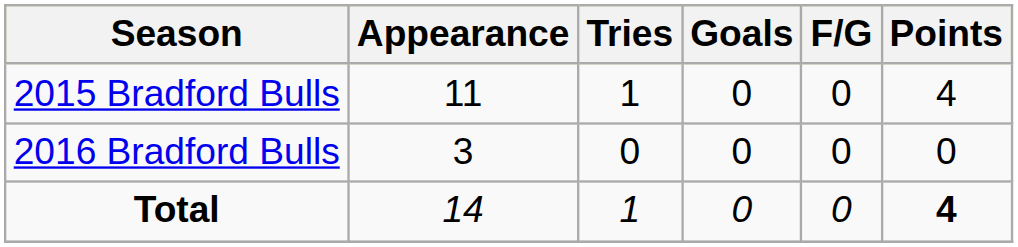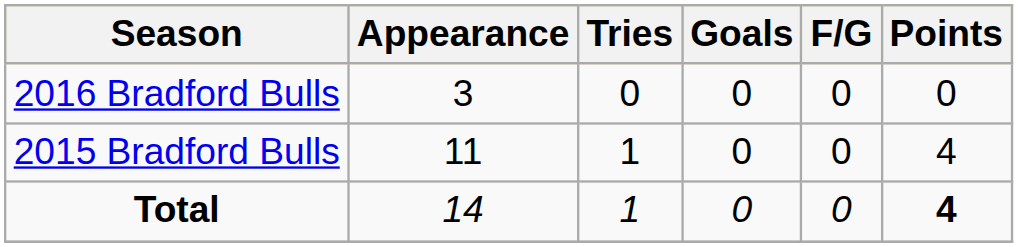rows swapped: (177, 92) <-> (177, 151)
